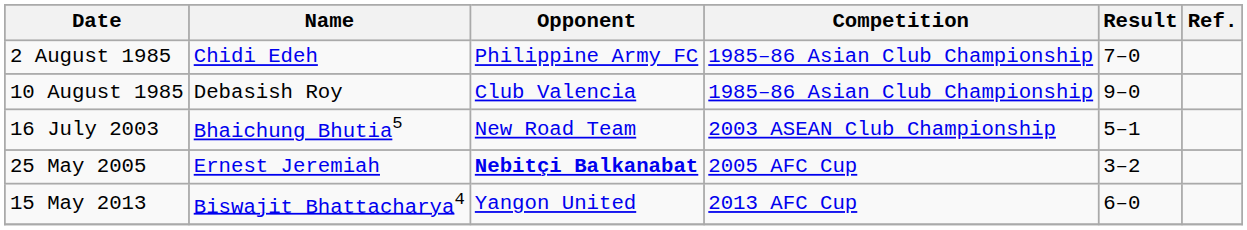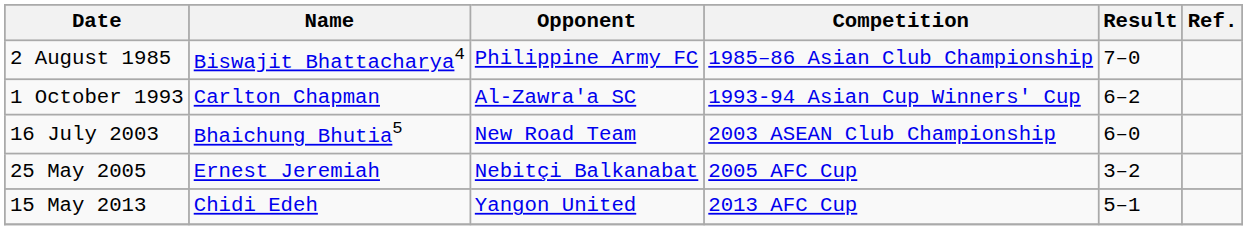(256, 57) Chidi Edeh -> (329, 59) Biswajit Bhattacharya4
- row: (97, 92)
+ row: (97, 97)
(1122, 129) 5–1 -> (1122, 134) 6–0
(587, 166) bold -> (587, 171) normal
(329, 204) Biswajit Bhattacharya4 -> (256, 206) Chidi Edeh
(1122, 204) 6–0 -> (1122, 206) 5–1
